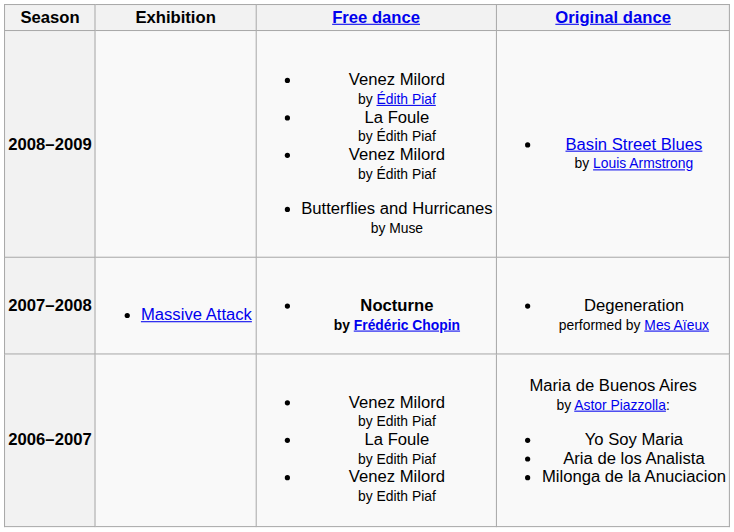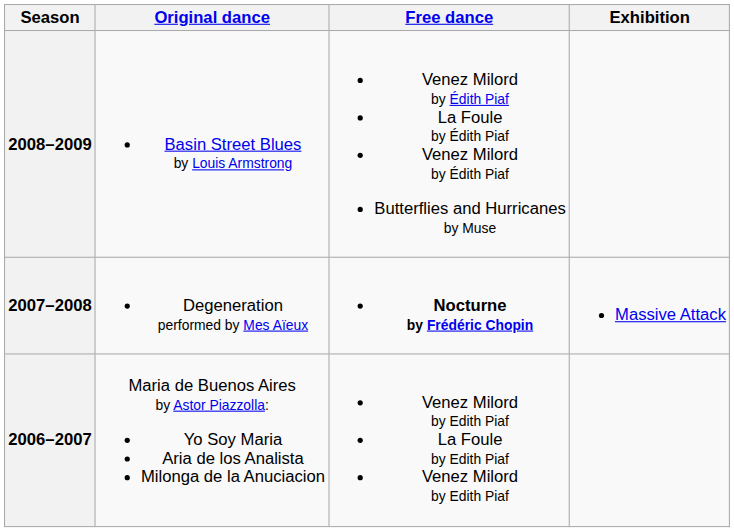columns swapped: (613, 17) <-> (176, 17)
